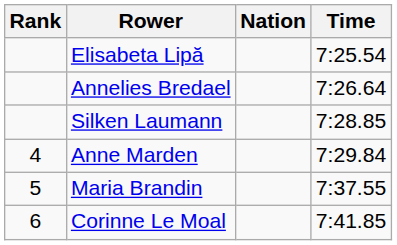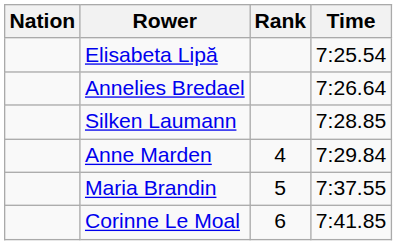columns swapped: (35, 21) <-> (273, 21)
